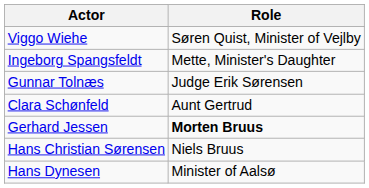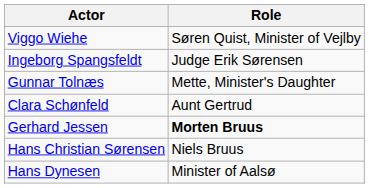(253, 60) Mette, Minister's Daughter -> (237, 60) Judge Erik Sørensen
(237, 82) Judge Erik Sørensen -> (253, 82) Mette, Minister's Daughter
